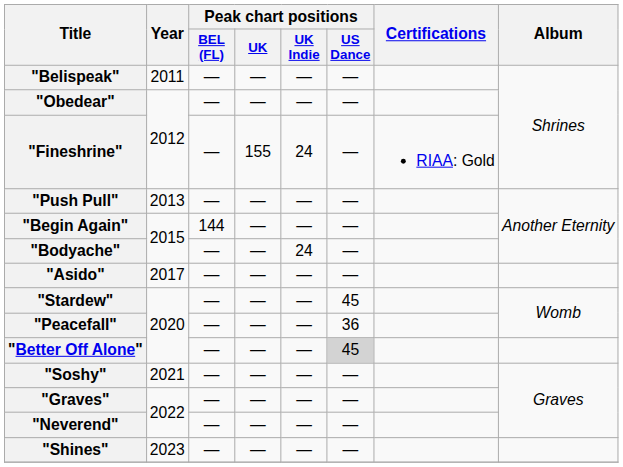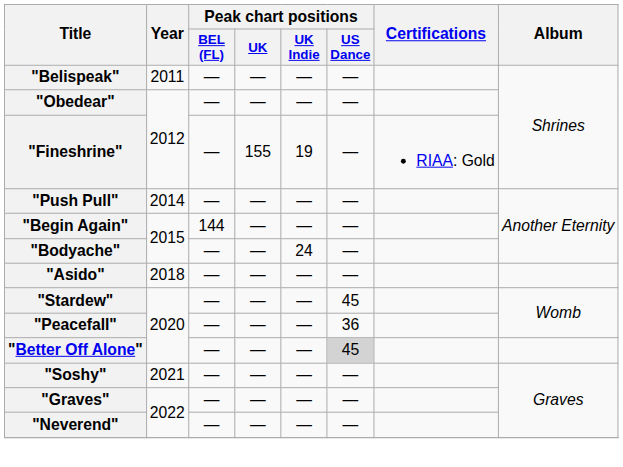(304, 151) 24 -> (304, 151) 19
(167, 201) 2013 -> (167, 201) 2014
(167, 275) 2017 -> (167, 275) 2018
- row: (75, 449)
